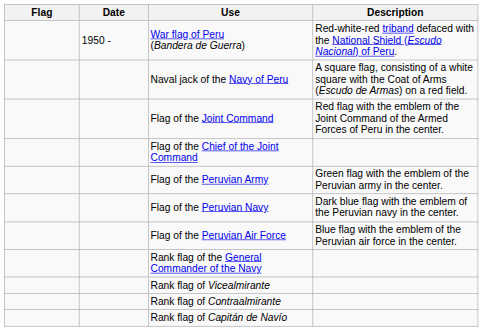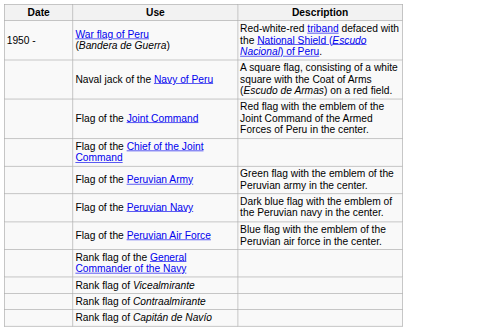- column: (42, 12)
